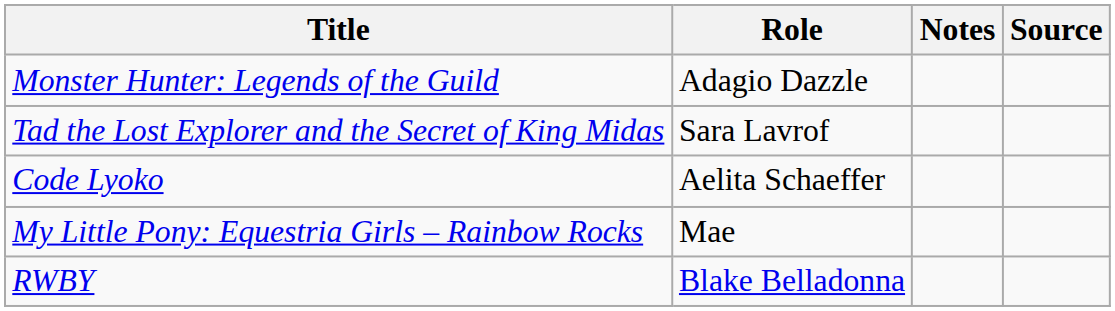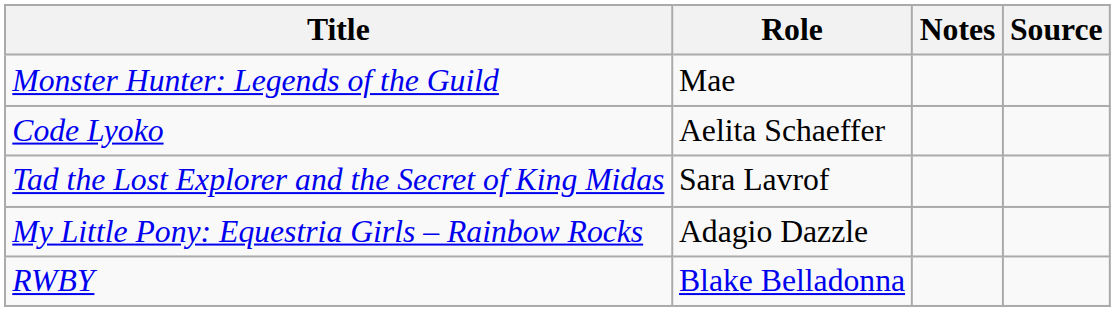(774, 79) Adagio Dazzle -> (707, 79) Mae
rows swapped: (338, 130) <-> (88, 180)
(707, 230) Mae -> (774, 230) Adagio Dazzle
